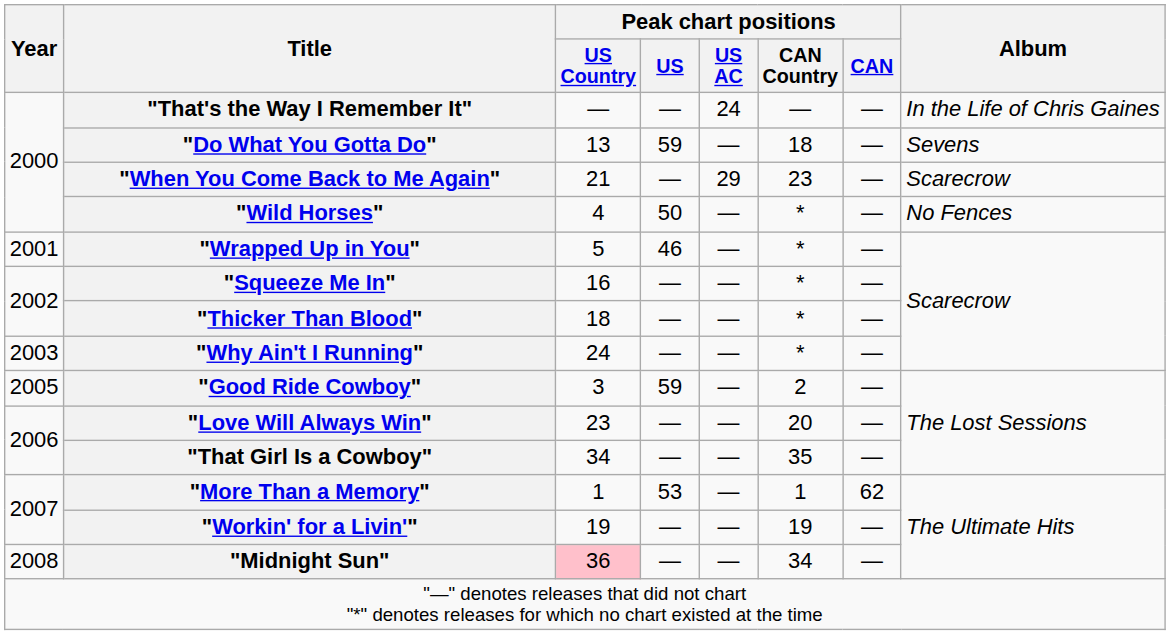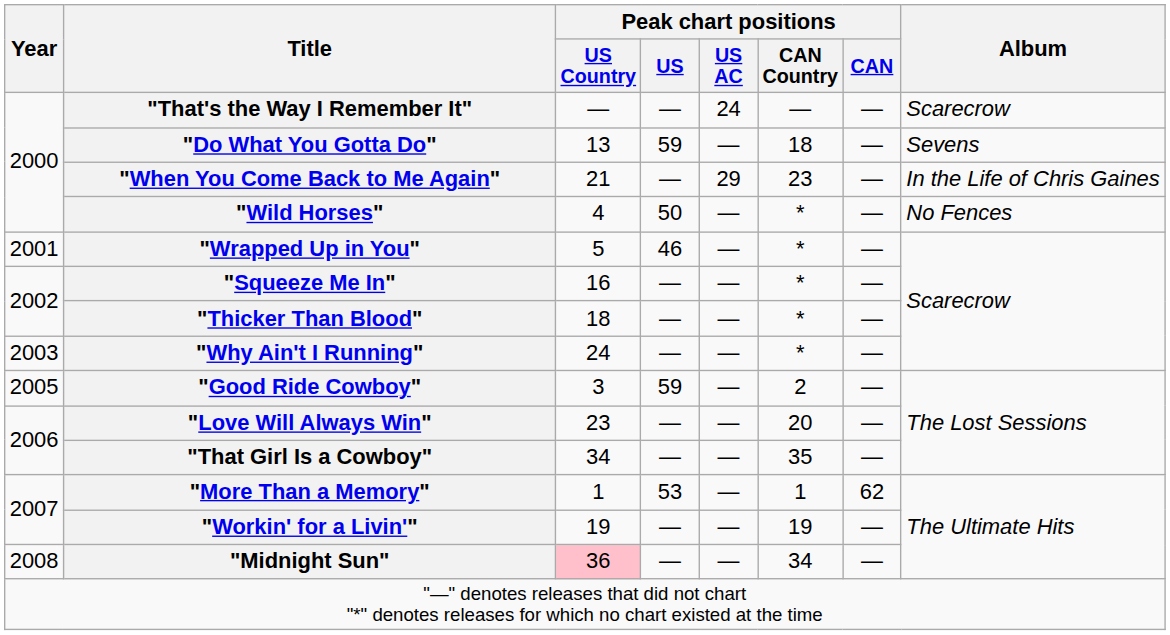(1033, 109) In the Life of Chris Gaines -> (958, 109) Scarecrow
(958, 179) Scarecrow -> (1033, 179) In the Life of Chris Gaines
